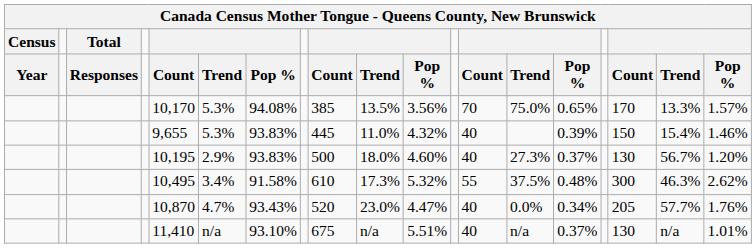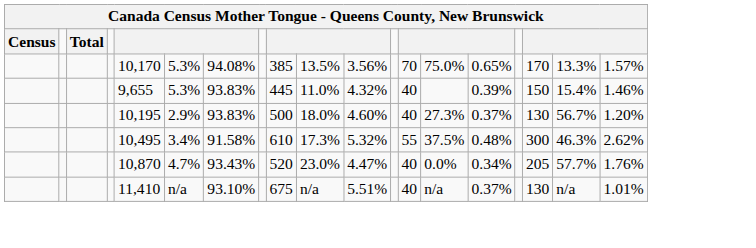- row: (32, 74)
